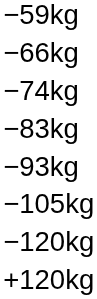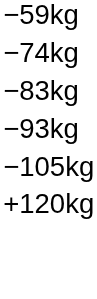- row: (41, 53)
- row: (49, 242)
